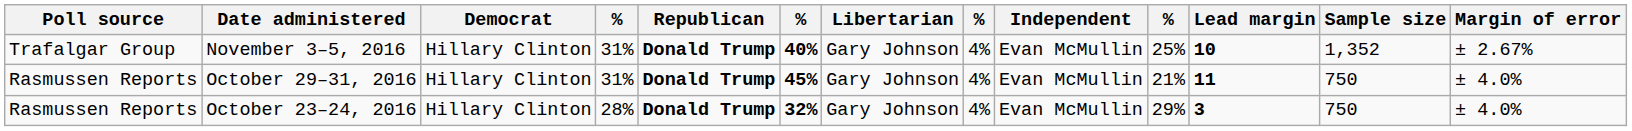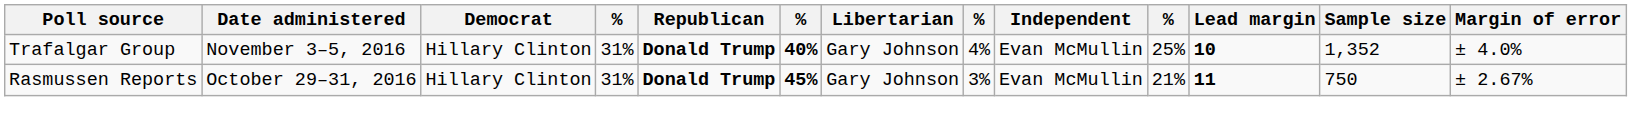(1494, 50) ± 2.67% -> (1488, 50) ± 4.0%
(979, 80) 4% -> (979, 80) 3%
(1488, 80) ± 4.0% -> (1494, 80) ± 2.67%
- row: (311, 110)
